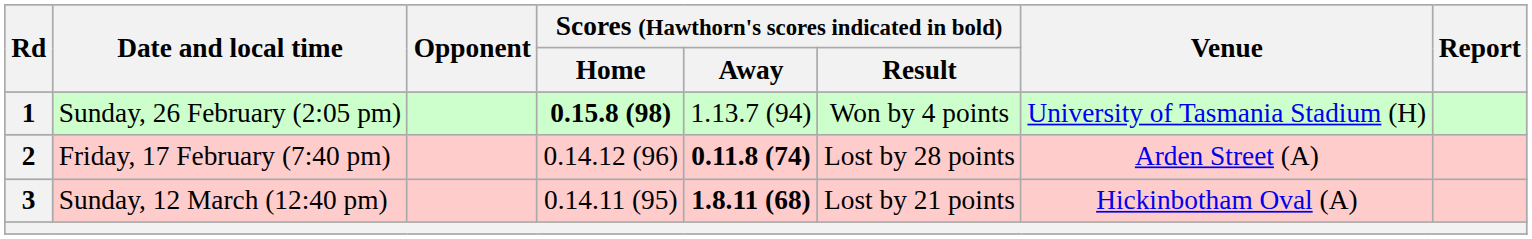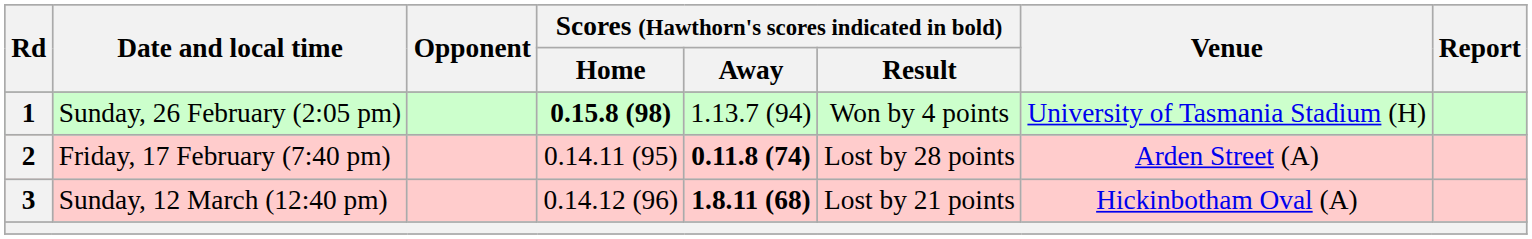(611, 156) 0.14.12 (96) -> (611, 156) 0.14.11 (95)
(611, 199) 0.14.11 (95) -> (611, 199) 0.14.12 (96)
